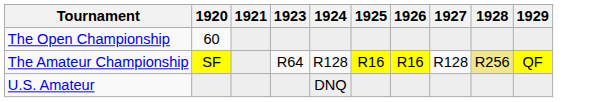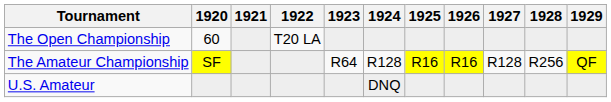+ column: (297, 16)
(492, 62) khaki background -> (546, 62) no background
